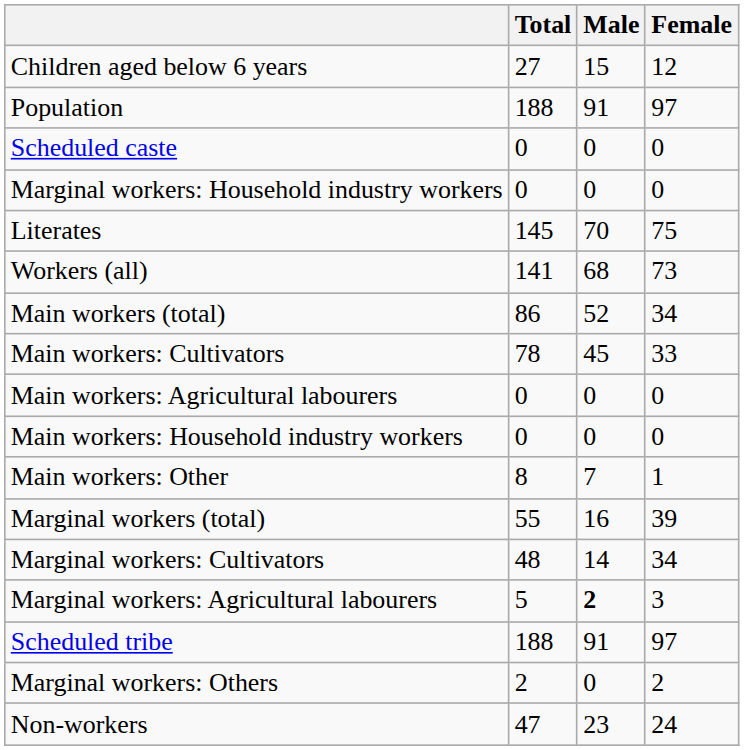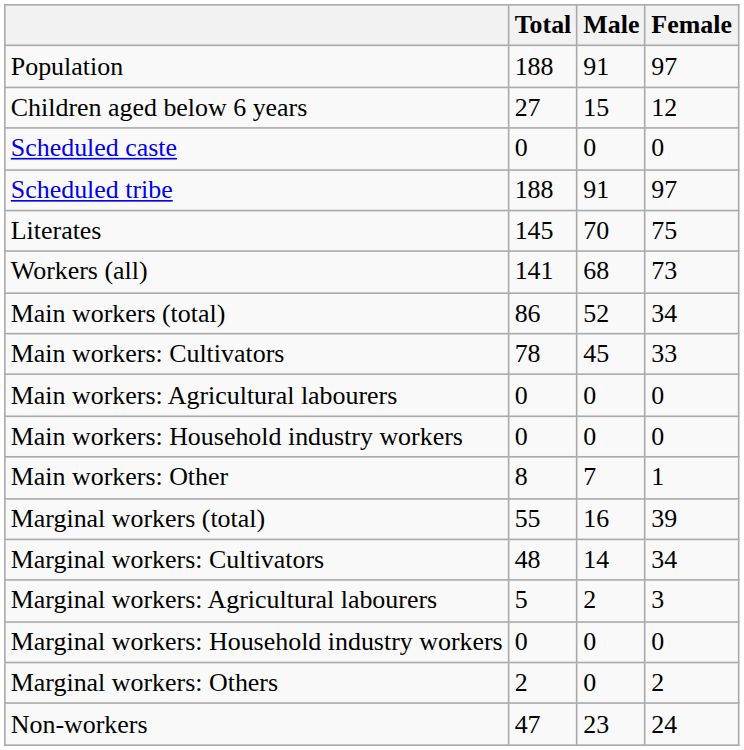rows swapped: (67, 107) <-> (159, 66)
rows swapped: (92, 641) <-> (257, 189)
(590, 600) bold -> (590, 600) normal
